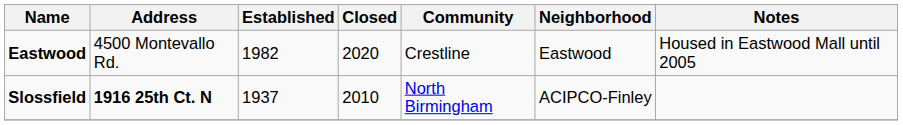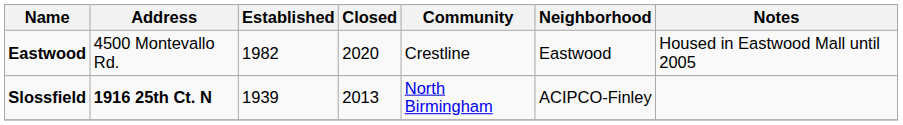(260, 97) 1937 -> (260, 97) 1939
(361, 97) 2010 -> (361, 97) 2013
